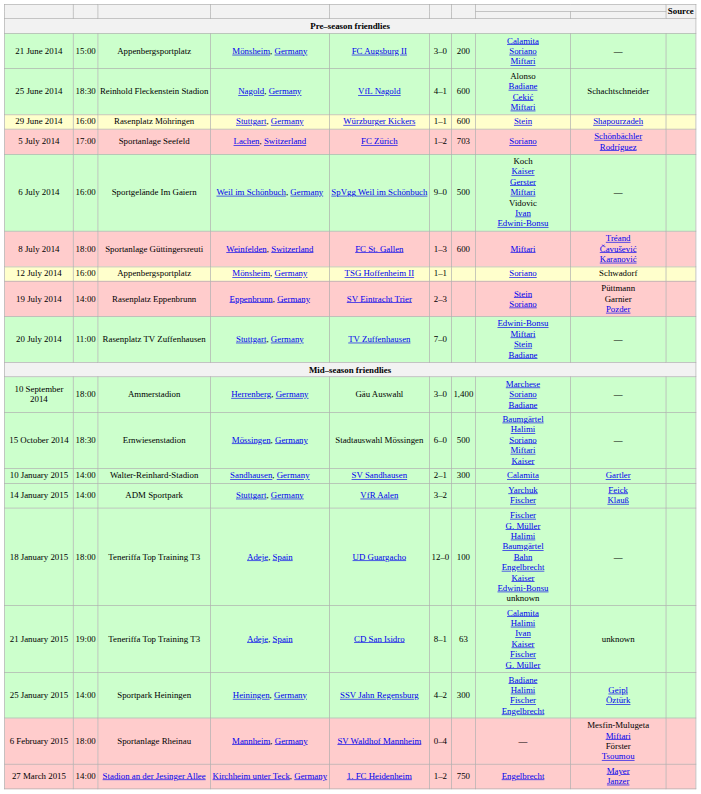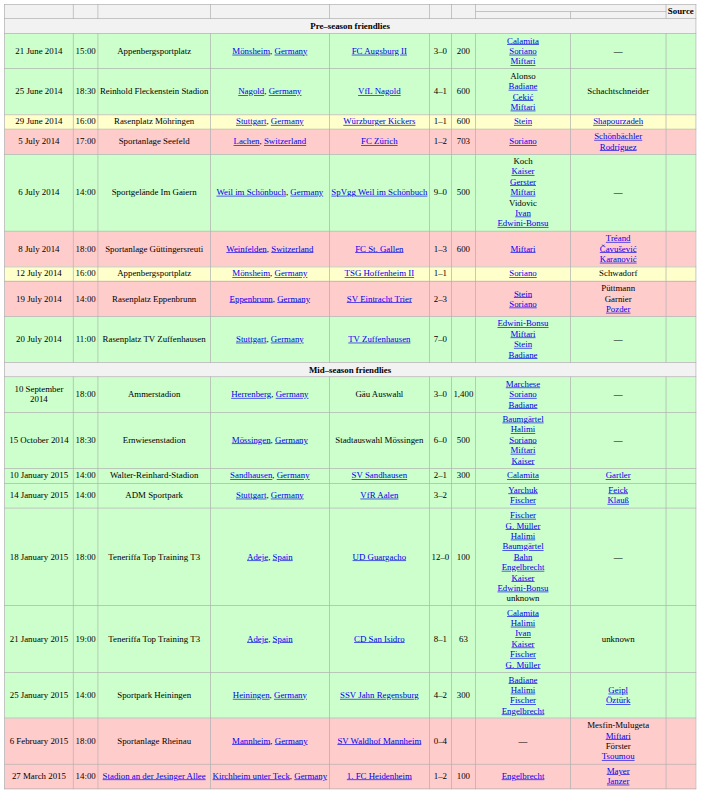(86, 192) 16:00 -> (86, 192) 14:00
(463, 776) 750 -> (463, 776) 100
